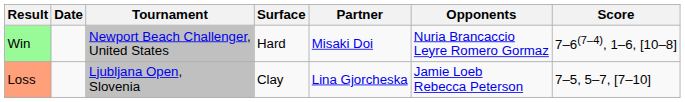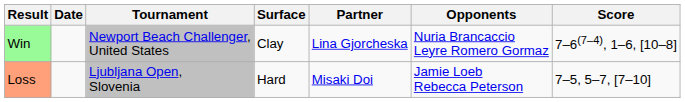(271, 43) Hard -> (270, 43) Clay
(342, 43) Misaki Doi -> (360, 43) Lina Gjorcheska
(270, 79) Clay -> (271, 79) Hard
(360, 79) Lina Gjorcheska -> (342, 79) Misaki Doi
